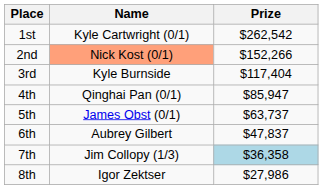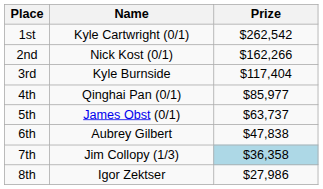(132, 54) lightsalmon background -> (132, 54) no background
(266, 54) $152,266 -> (266, 54) $162,266
(266, 94) $85,947 -> (266, 94) $85,977
(266, 134) $47,837 -> (266, 134) $47,838
